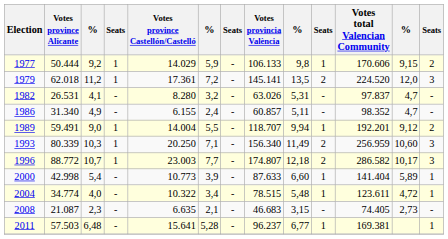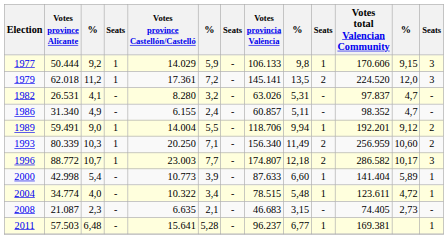(432, 63) 2 -> (432, 63) 3
(265, 128) 118.707 -> (265, 128) 118.706
(432, 144) 3 -> (432, 144) 2
